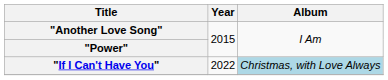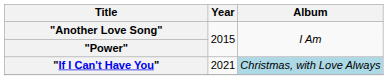(223, 65) 2022 -> (223, 65) 2021
